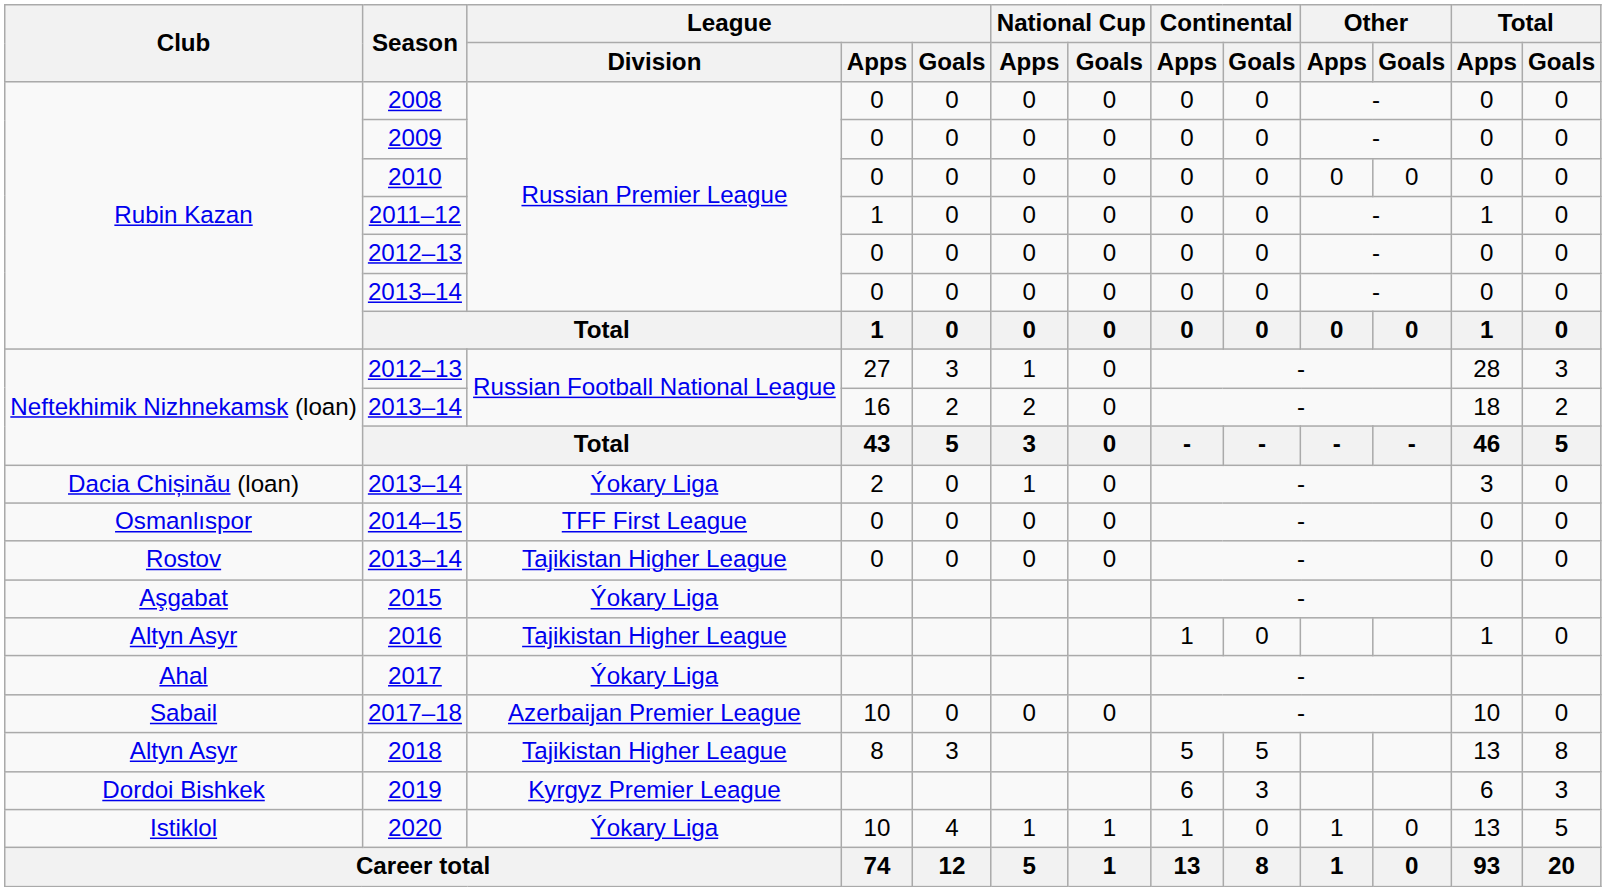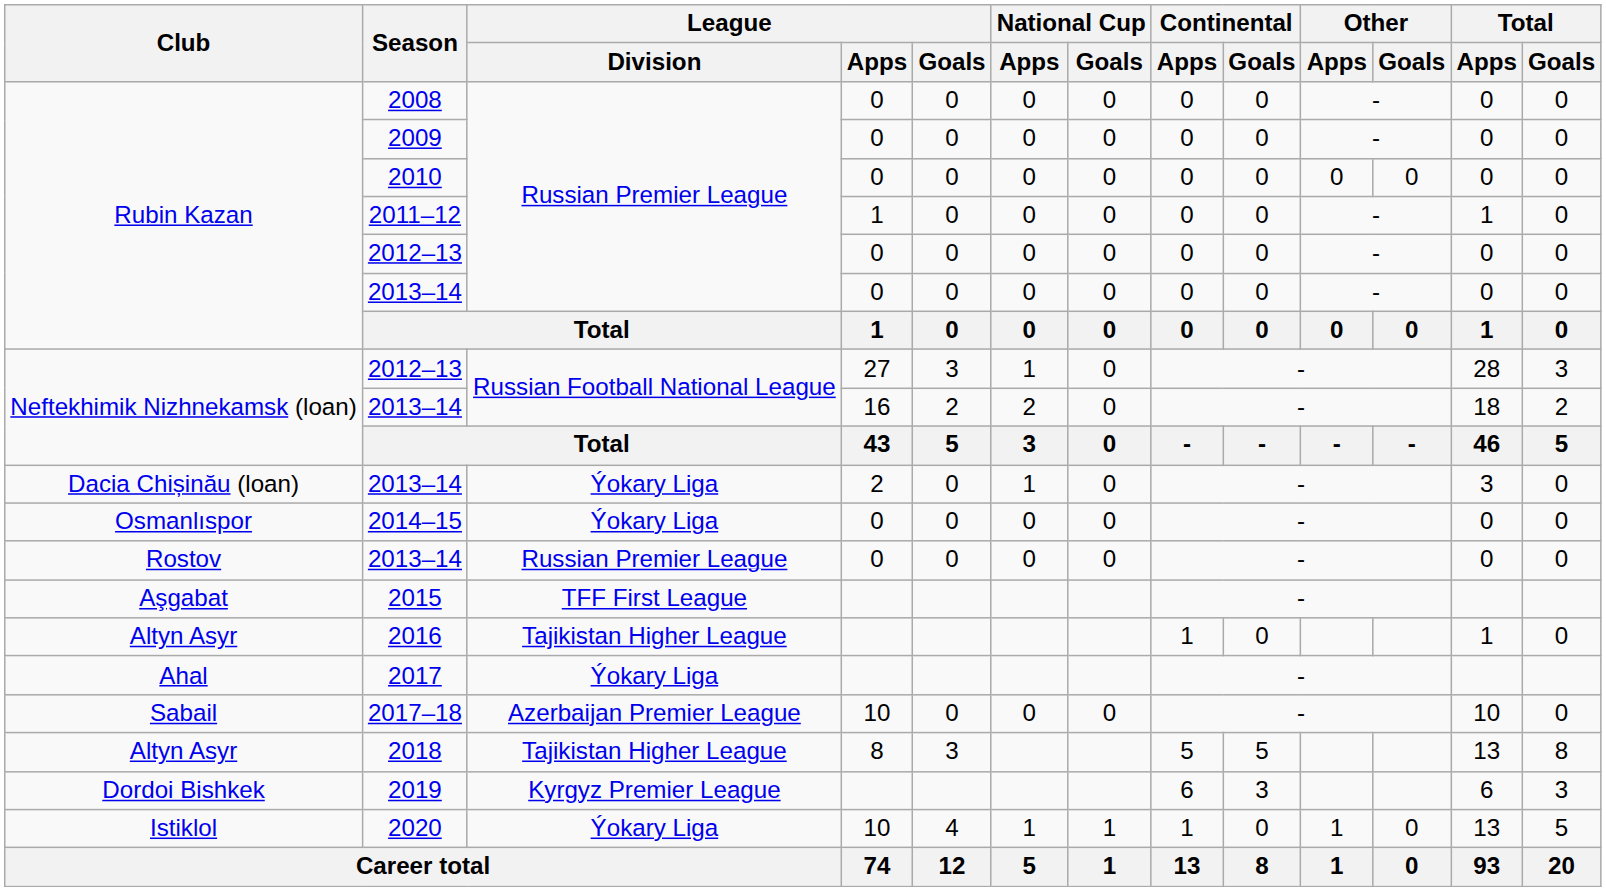(654, 521) TFF First League -> (654, 521) Ýokary Liga
(654, 560) Tajikistan Higher League -> (654, 560) Russian Premier League
(654, 598) Ýokary Liga -> (654, 598) TFF First League
